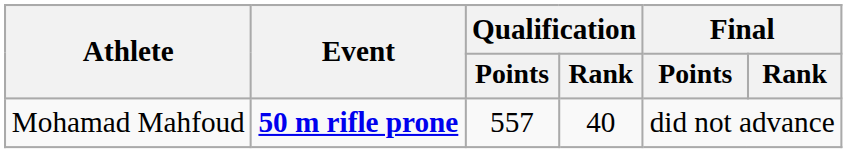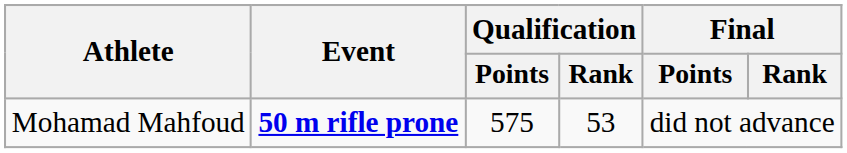(512, 122) 557 -> (512, 122) 575
(601, 122) 40 -> (601, 122) 53
